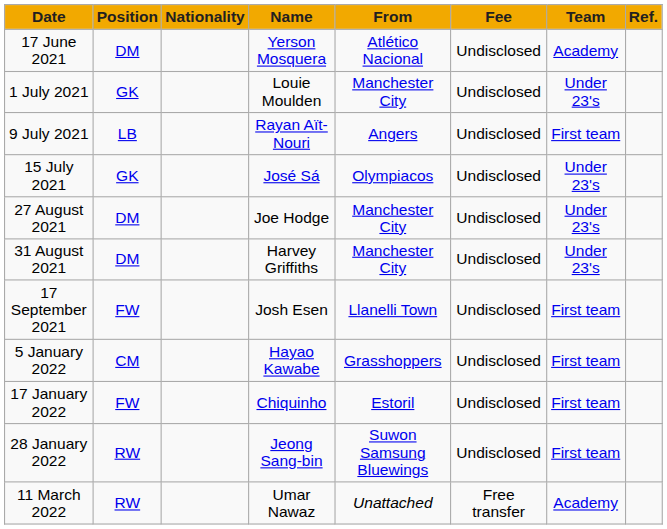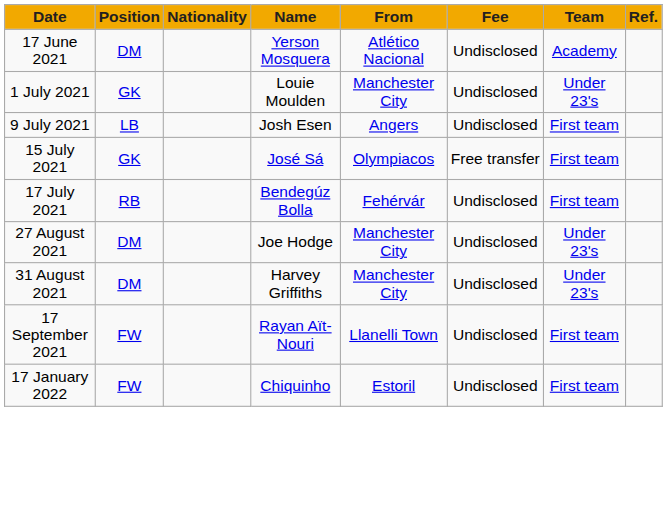(291, 134) Rayan Aït-Nouri -> (295, 125) Josh Esen
(499, 176) Undisclosed -> (495, 159) Free transfer
(586, 176) Under 23's -> (584, 159) First team
+ row: (50, 201)
(291, 310) Josh Esen -> (295, 335) Rayan Aït-Nouri
- row: (49, 361)
- row: (49, 453)
- row: (49, 503)
